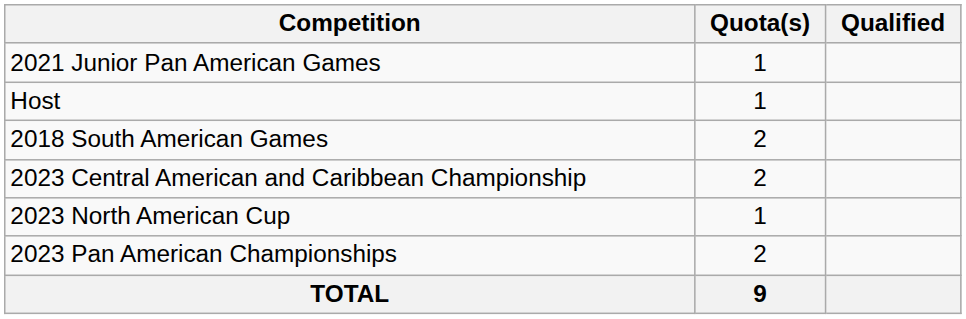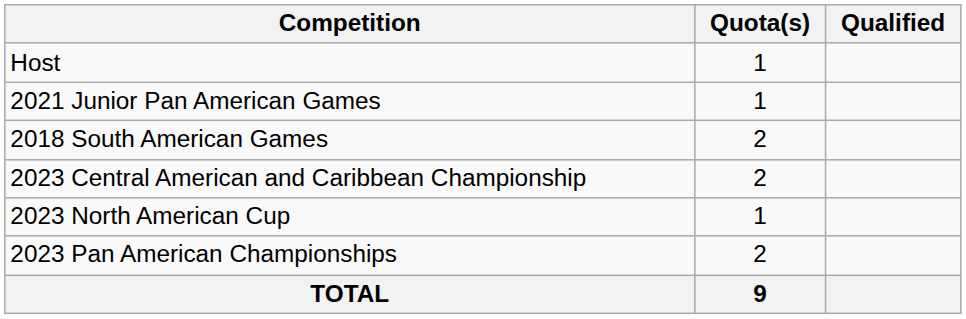rows swapped: (35, 100) <-> (196, 62)
